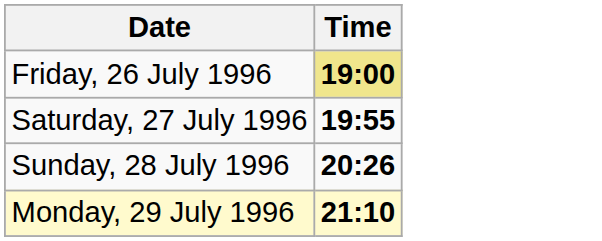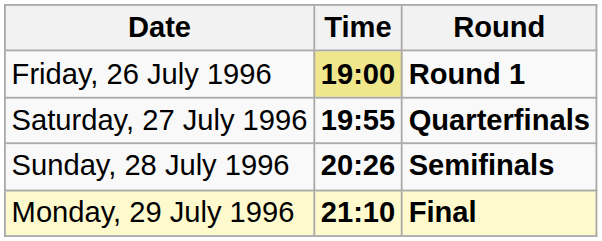+ column: (499, 27)
